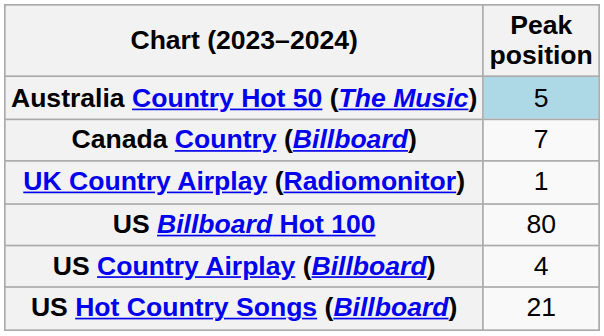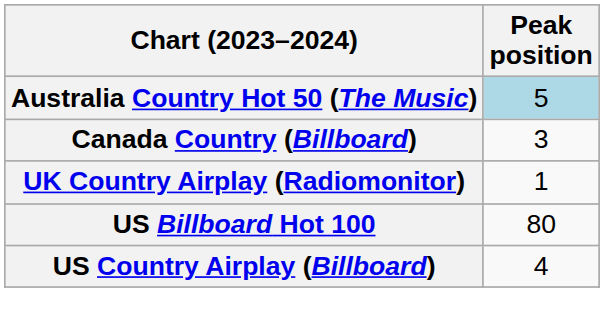(541, 139) 7 -> (541, 139) 3
- row: (244, 308)
